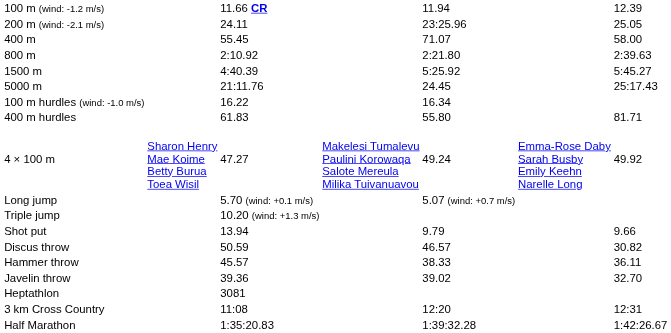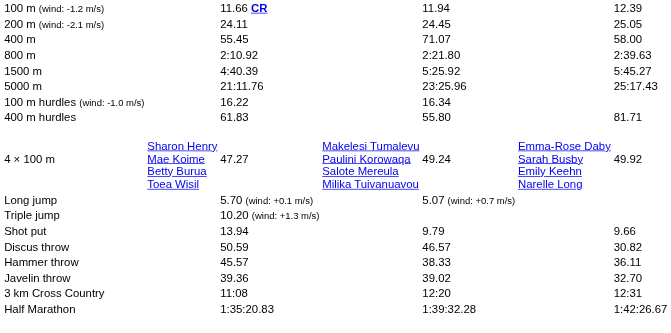(444, 24) 23:25.96 -> (437, 24) 24.45
(437, 86) 24.45 -> (444, 86) 23:25.96
- row: (32, 294)
